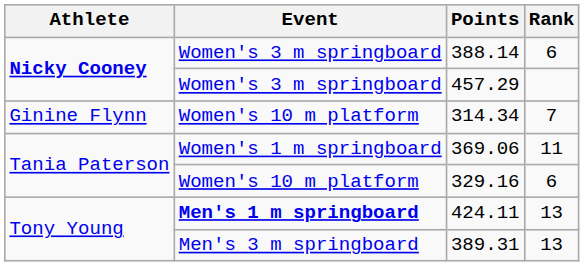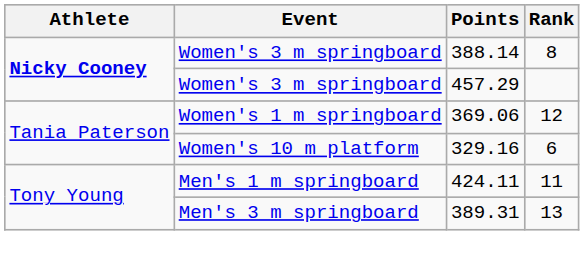(552, 53) 6 -> (552, 53) 8
- row: (485, 117)
(552, 149) 11 -> (552, 117) 12
(299, 213) bold -> (299, 181) normal
(552, 213) 13 -> (552, 181) 11
